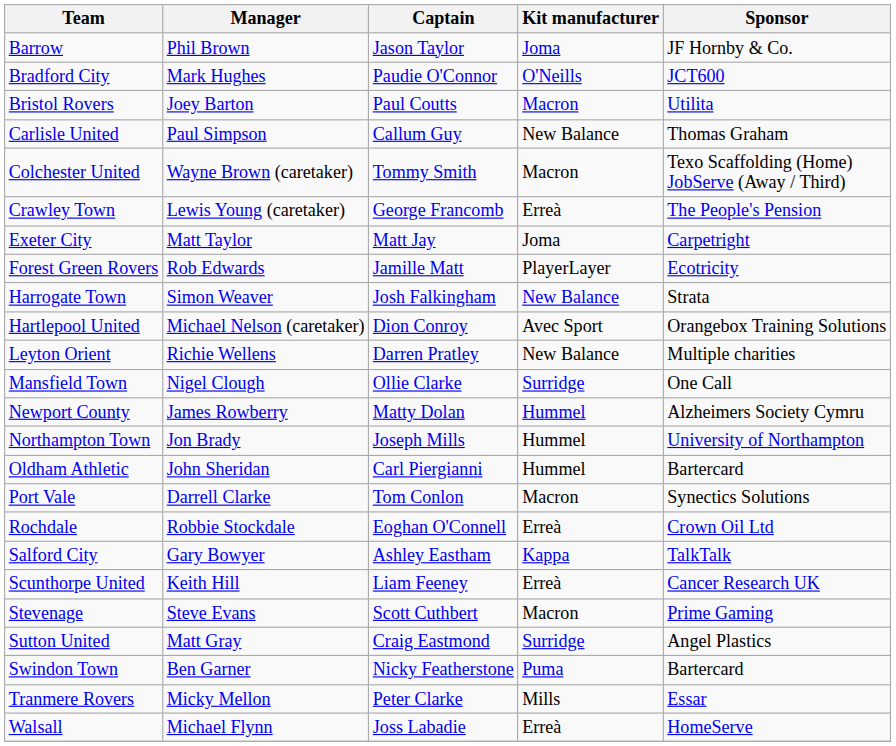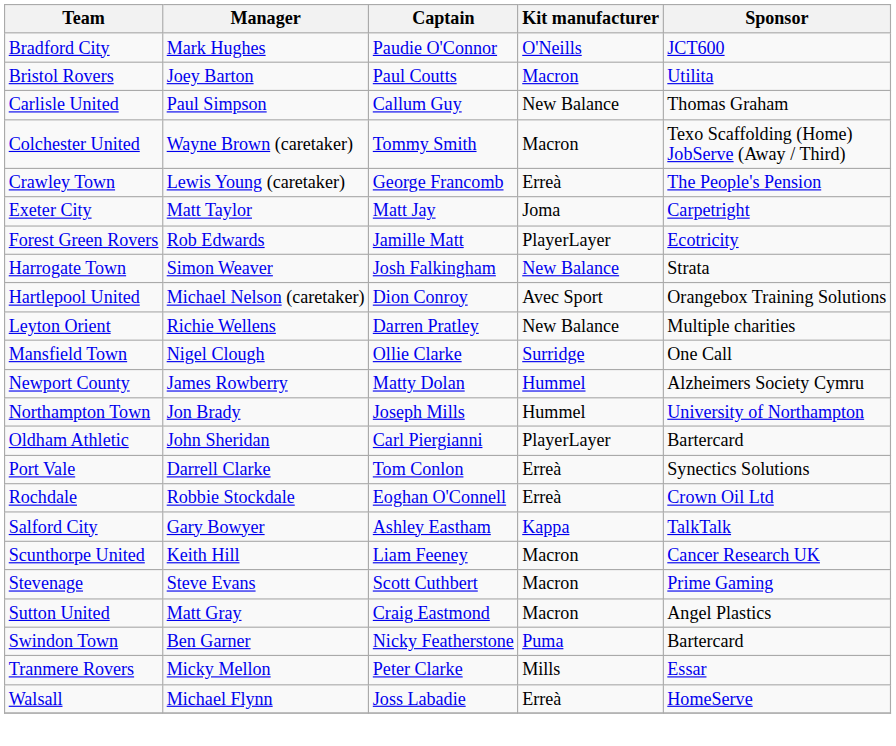- row: (36, 47)
(554, 469) Hummel -> (566, 440) PlayerLayer
(550, 497) Macron -> (542, 469) Erreà
(542, 583) Erreà -> (550, 555) Macron
(553, 641) Surridge -> (550, 612) Macron
